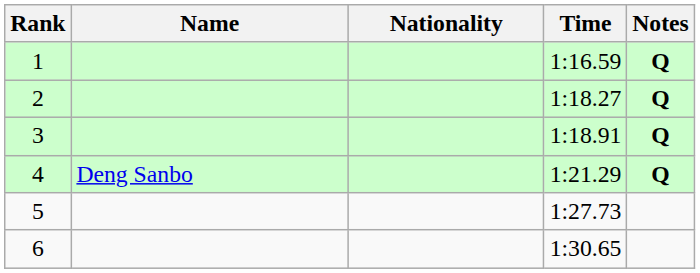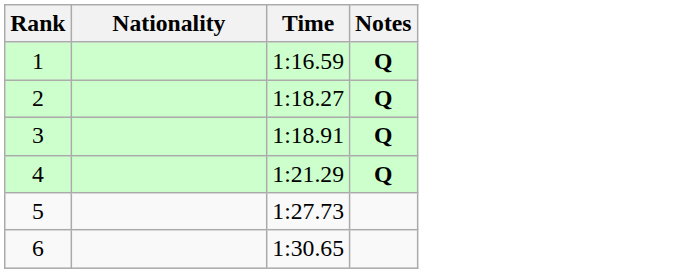- column: (210, 23)
